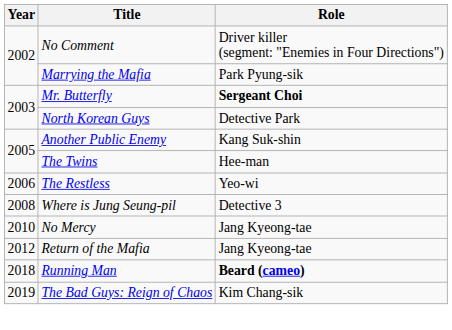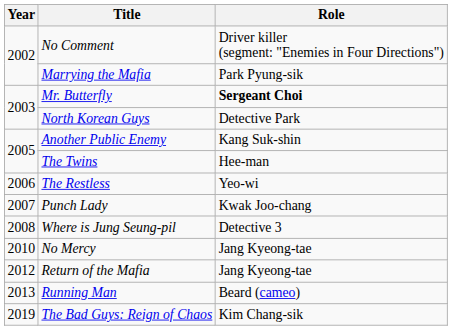+ row: (75, 205)
(21, 270) 2018 -> (21, 292) 2013
(262, 270) bold -> (259, 292) normal
